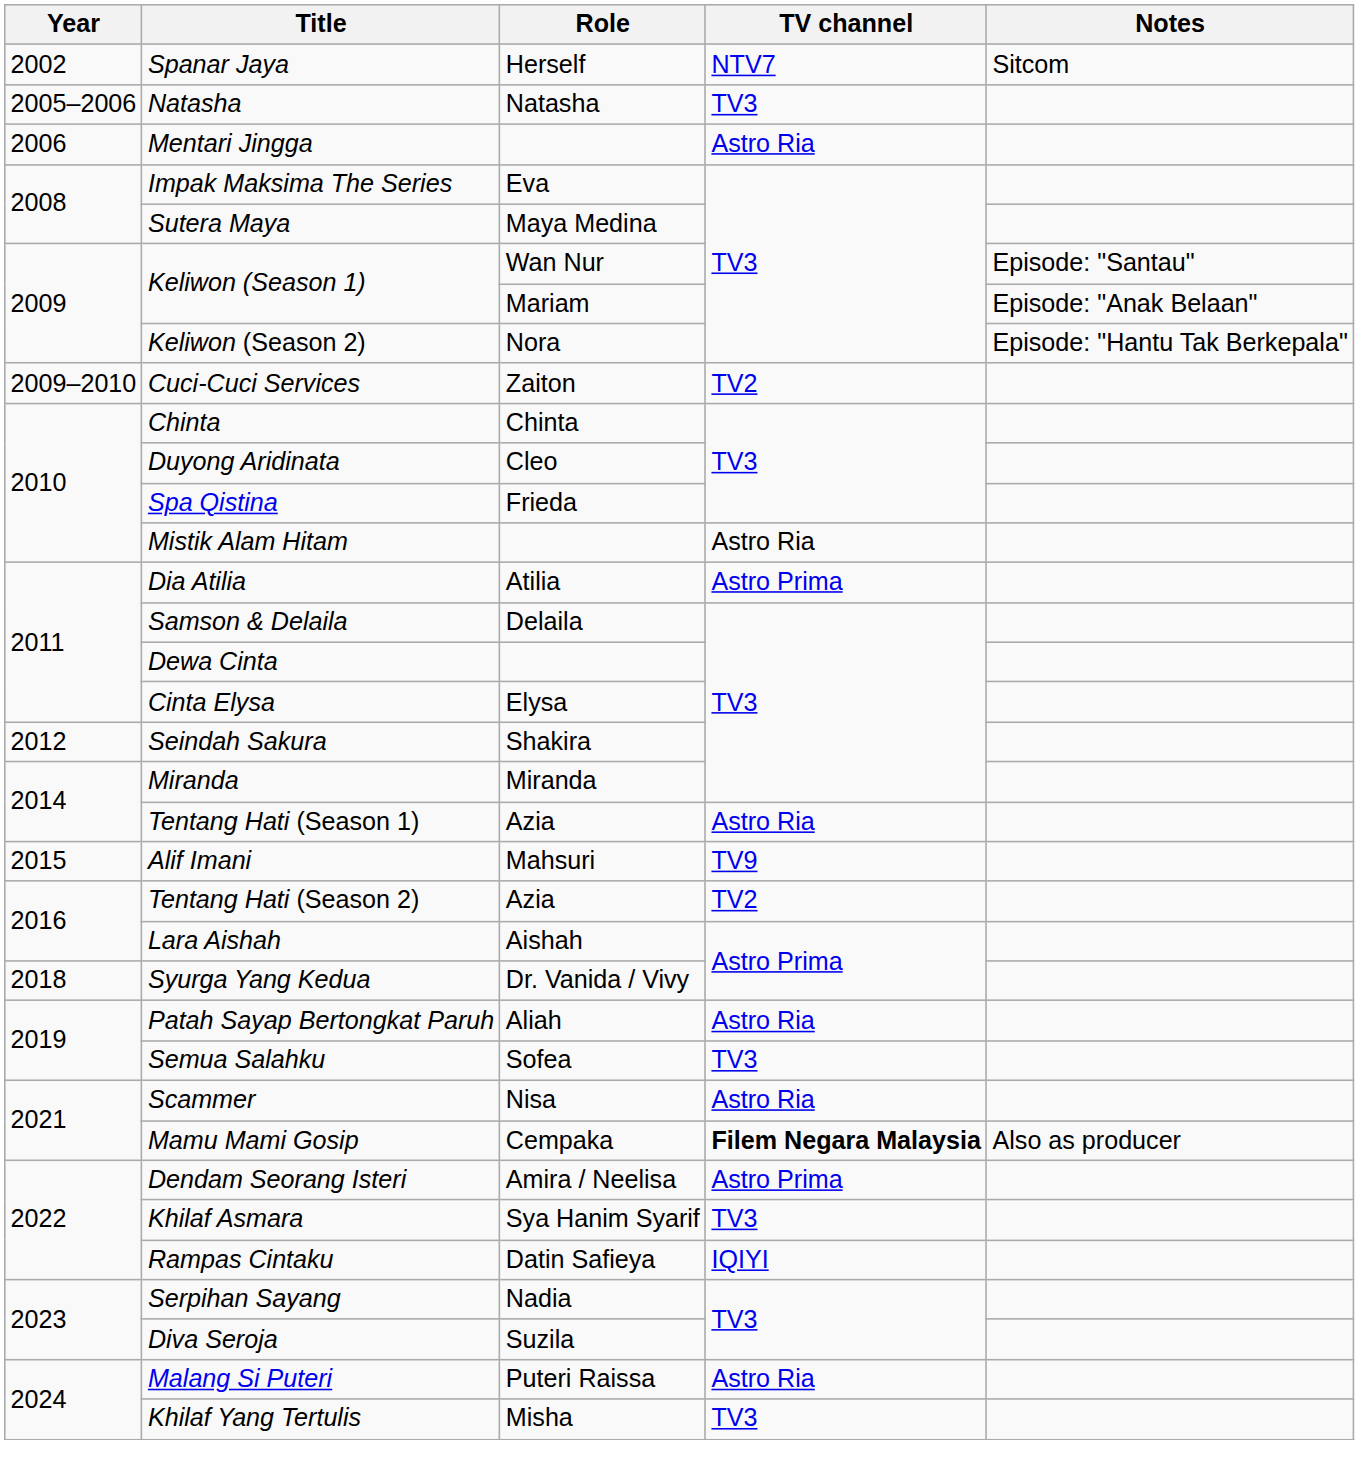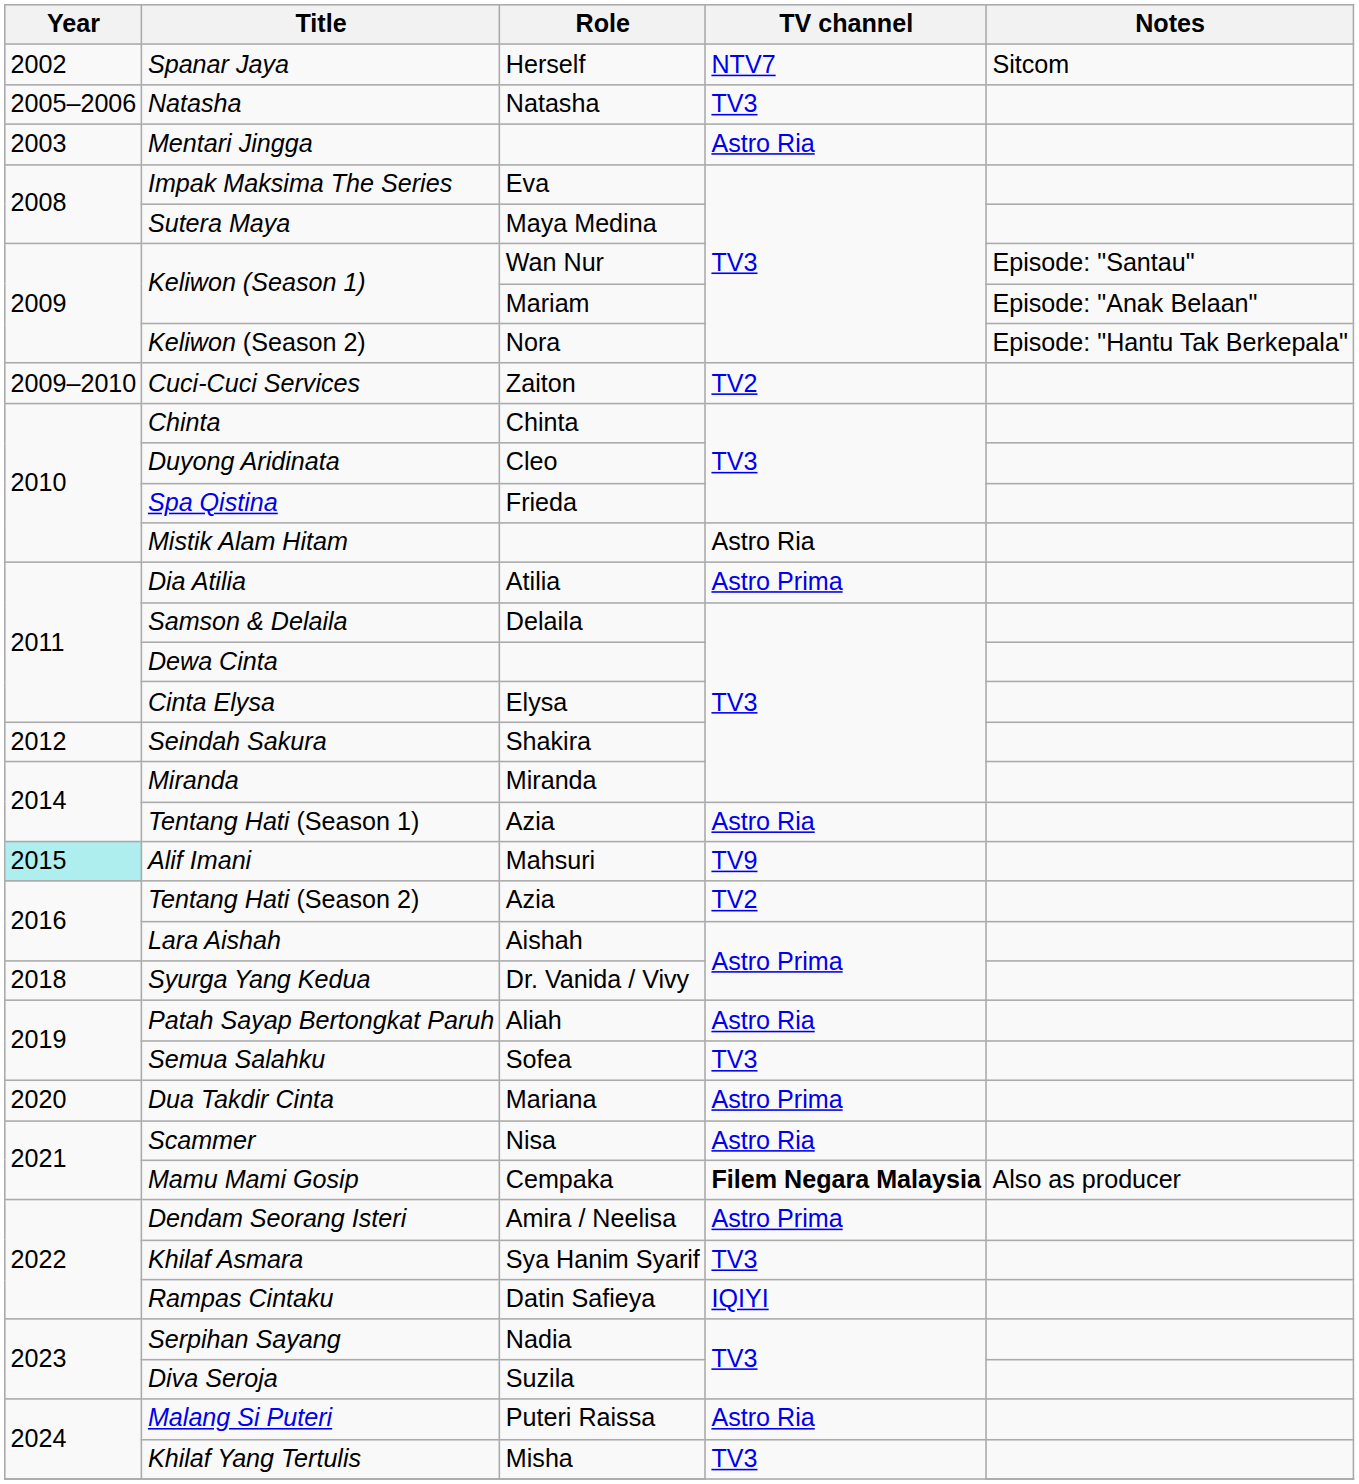(39, 143) 2006 -> (39, 143) 2003
(39, 861) no background -> (39, 861) paleturquoise background
+ row: (241, 1100)
